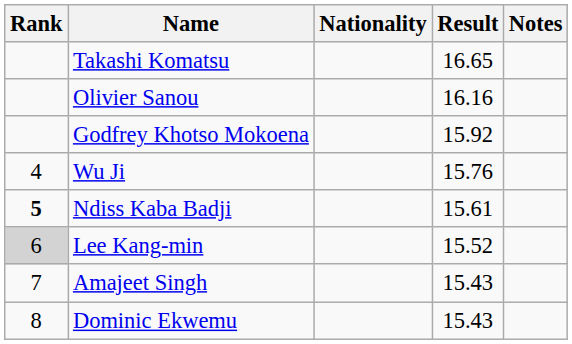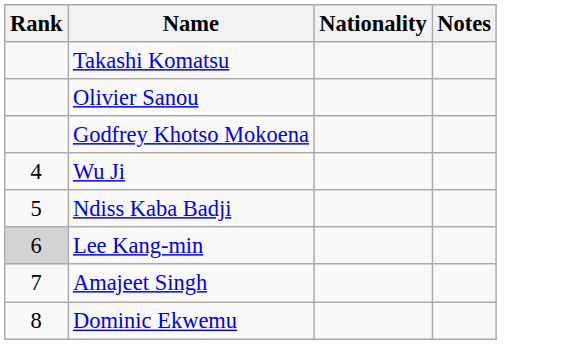- column: (468, 23)
(36, 208) bold -> (36, 208) normal
